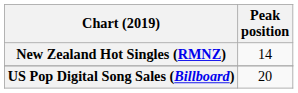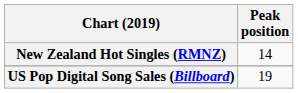(265, 76) 20 -> (265, 76) 19
